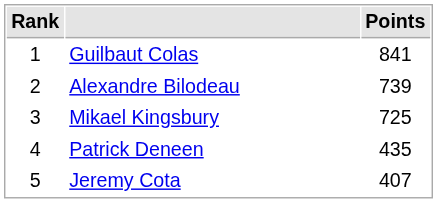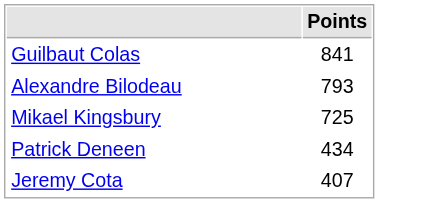- column: (35, 22)
(395, 86) 739 -> (337, 86) 793
(395, 149) 435 -> (337, 149) 434
